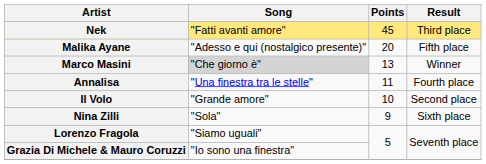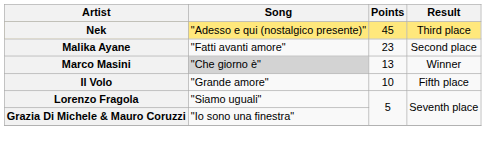(238, 30) "Fatti avanti amore" -> (278, 30) "Adesso e qui (nostalgico presente)"
(278, 47) "Adesso e qui (nostalgico presente)" -> (238, 47) "Fatti avanti amore"
(388, 47) 20 -> (388, 47) 23
(444, 47) Fifth place -> (444, 47) Second place
- row: (96, 82)
(444, 99) Second place -> (444, 82) Fifth place
- row: (96, 116)
